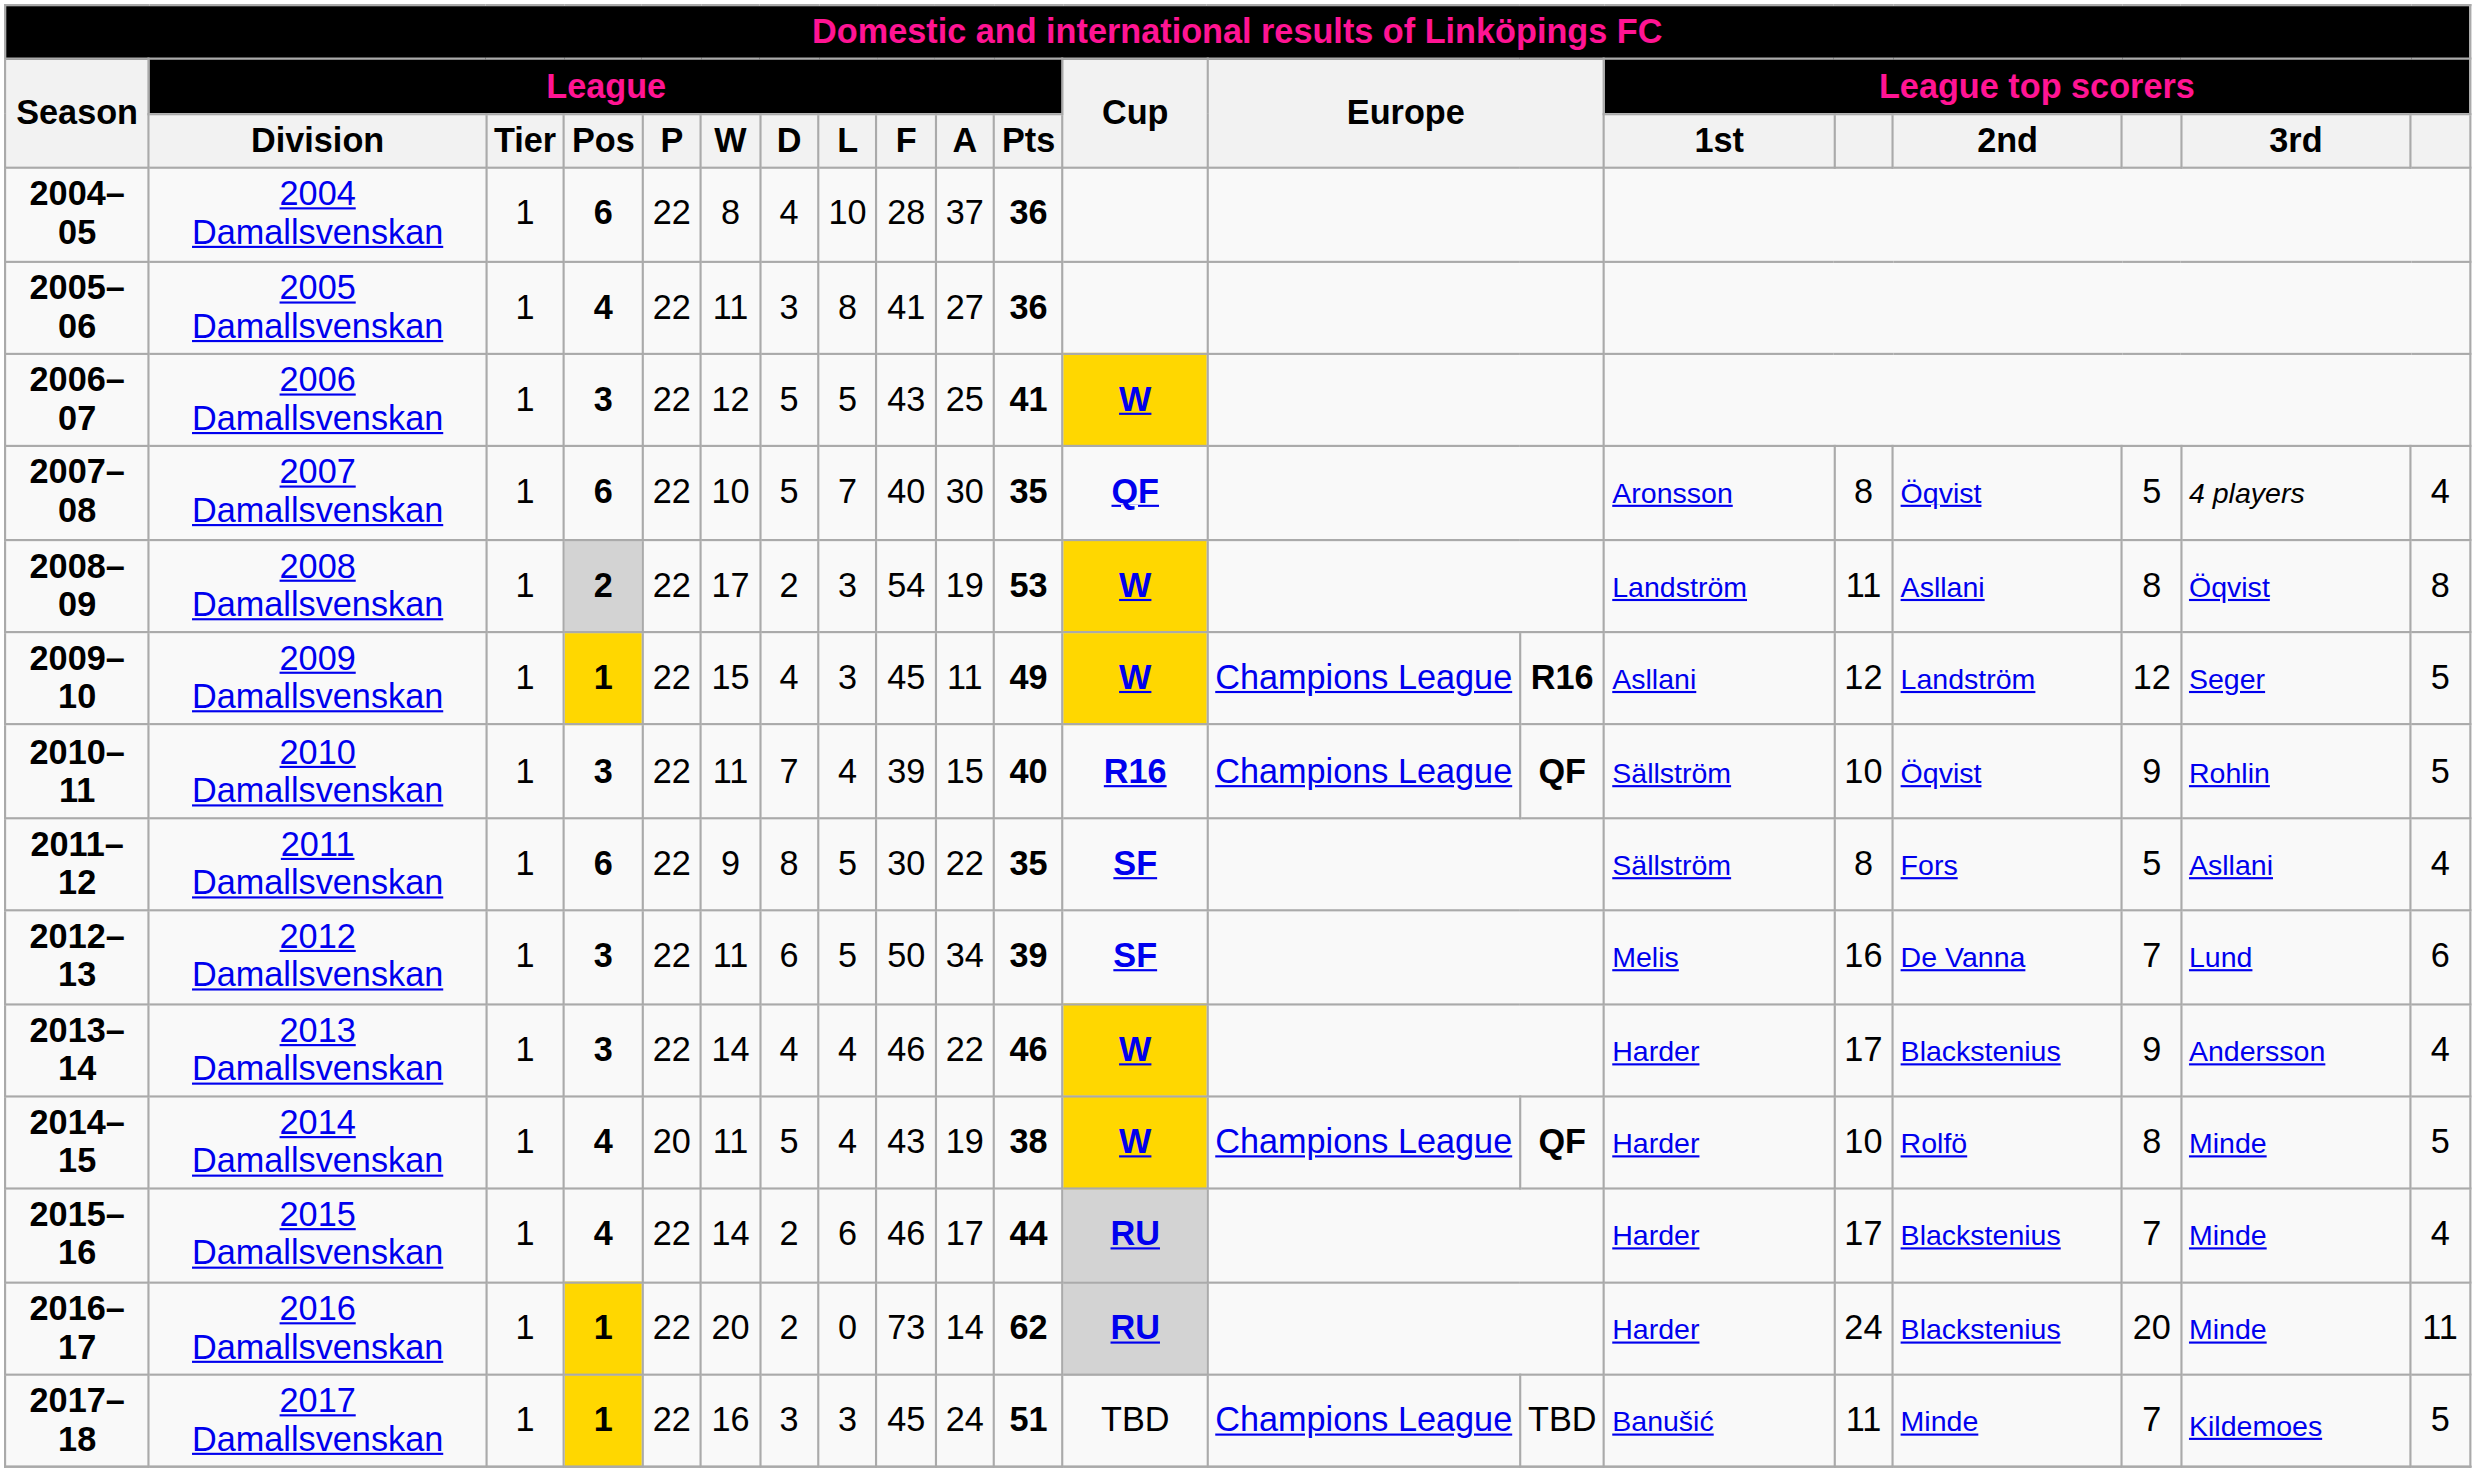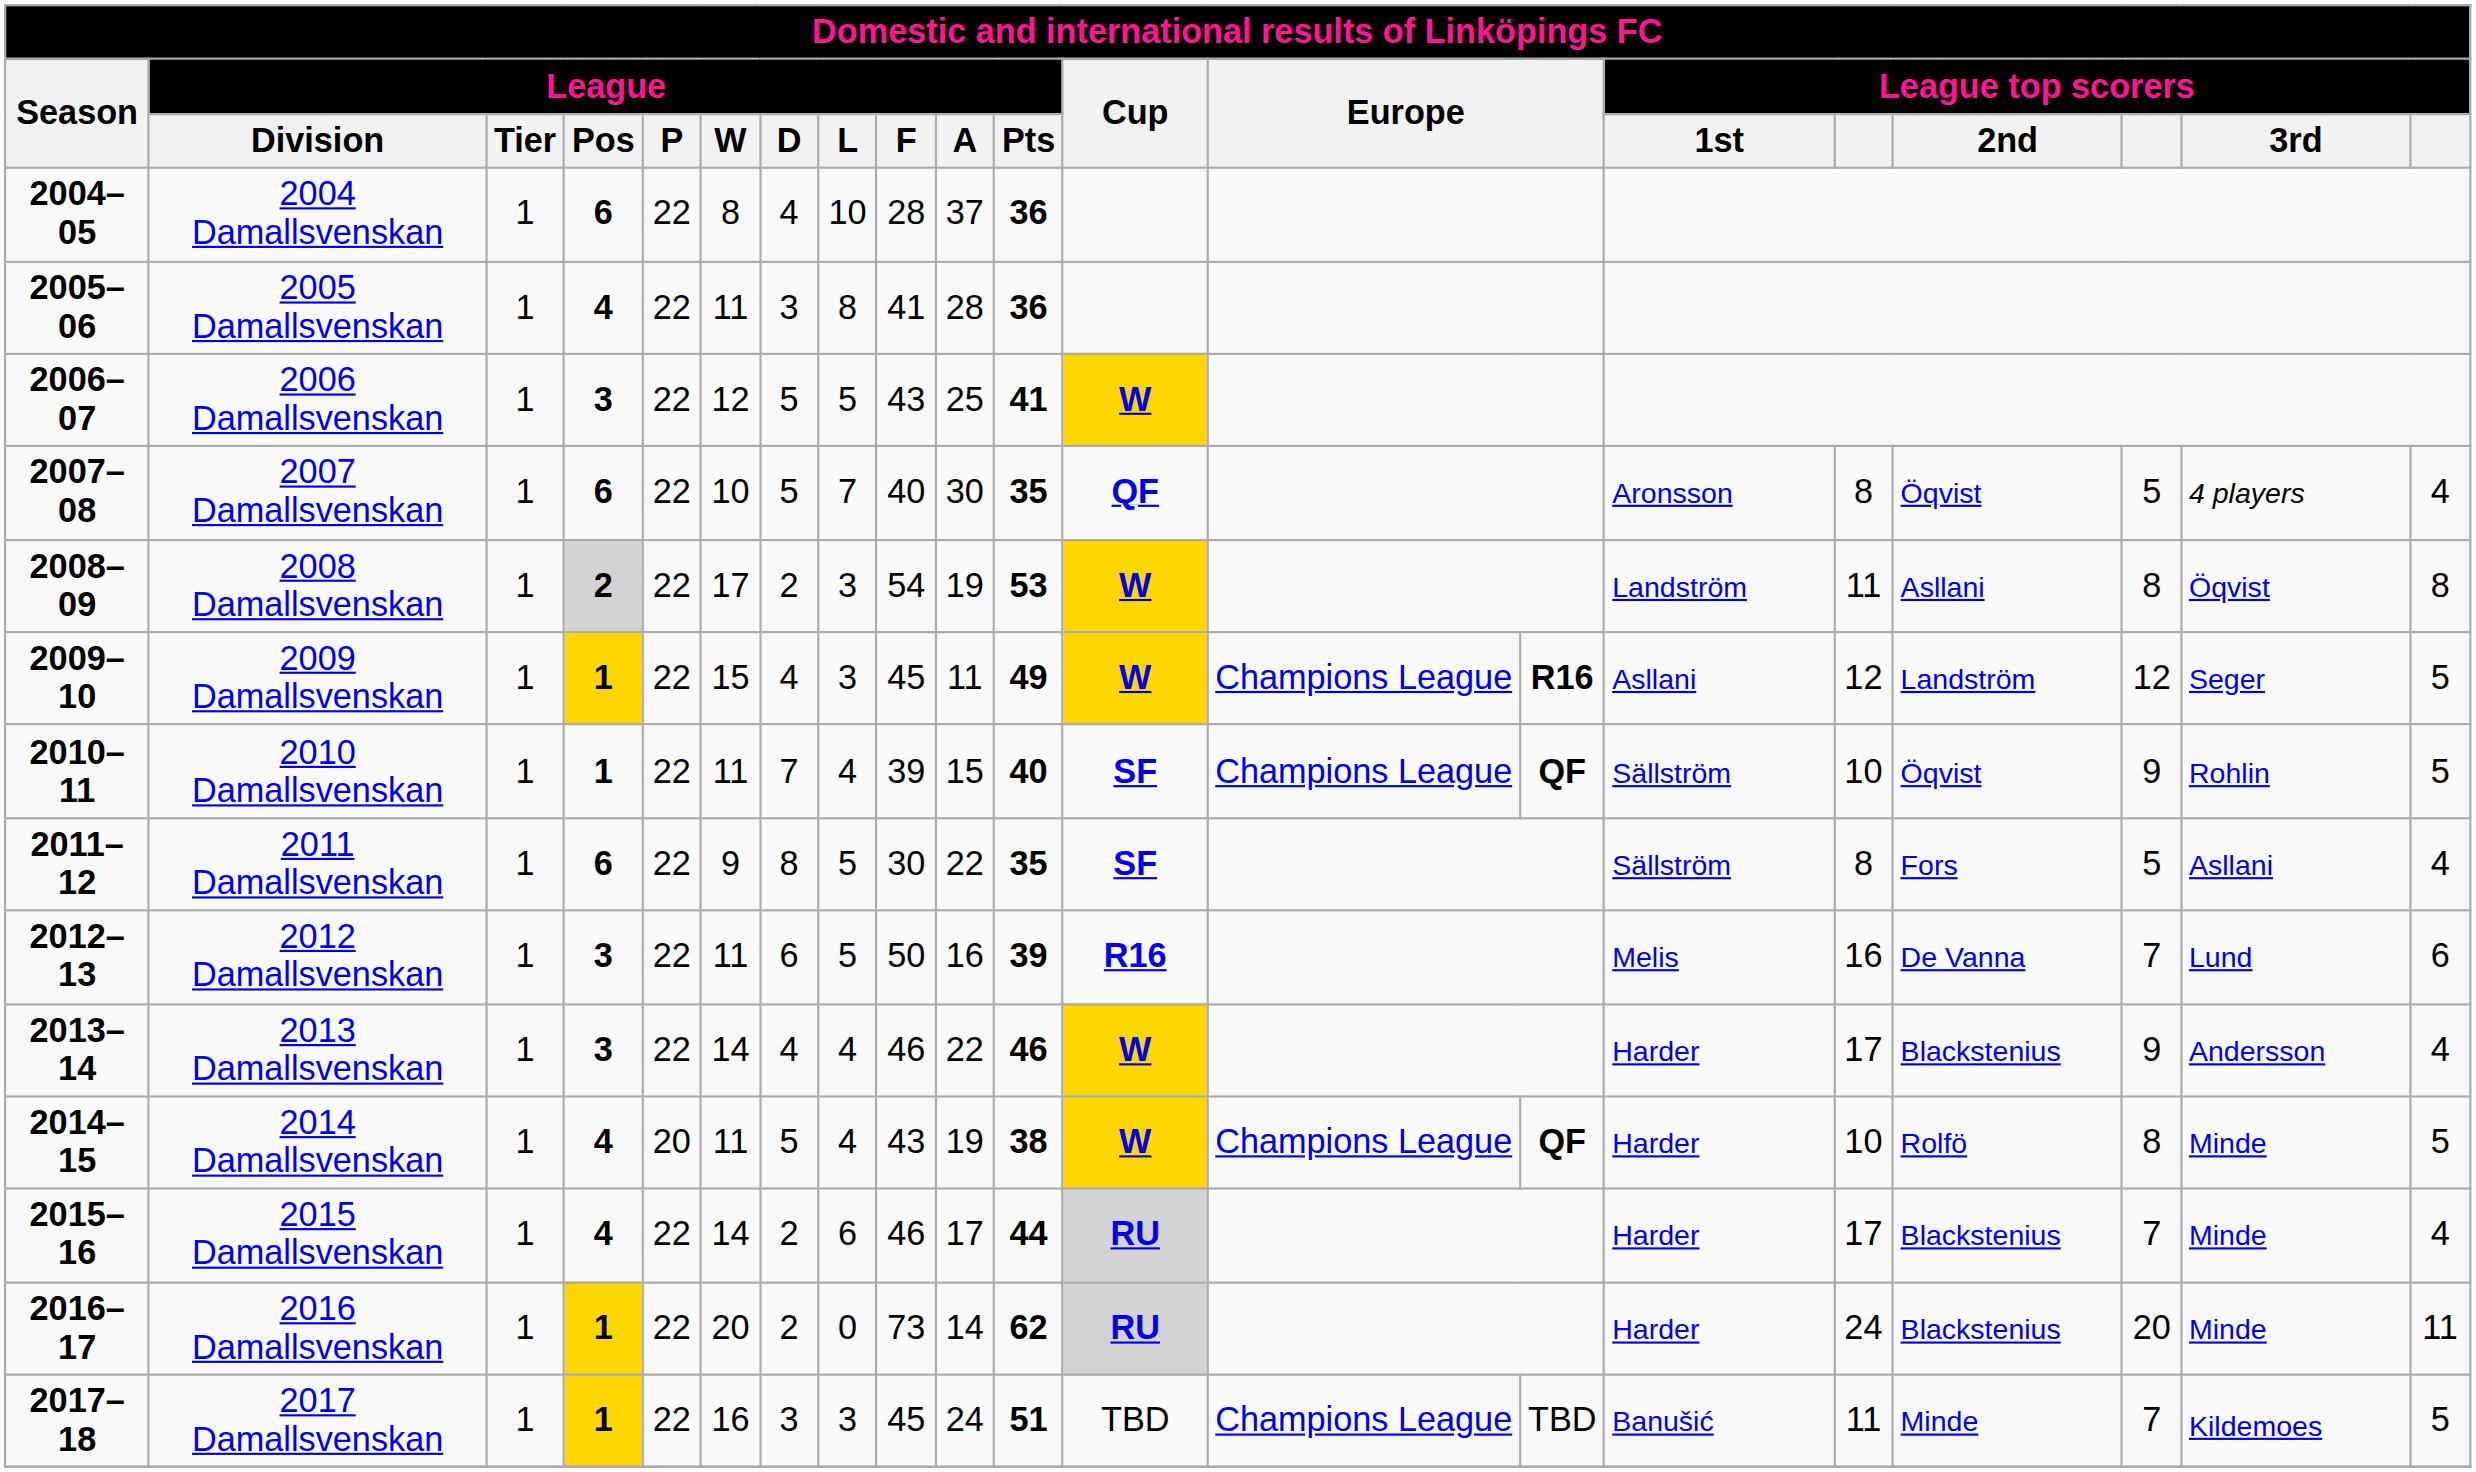(965, 306) 27 -> (965, 306) 28
(603, 770) 3 -> (603, 770) 1
(1135, 770) R16 -> (1135, 770) SF
(965, 956) 34 -> (965, 956) 16
(1135, 956) SF -> (1135, 956) R16
